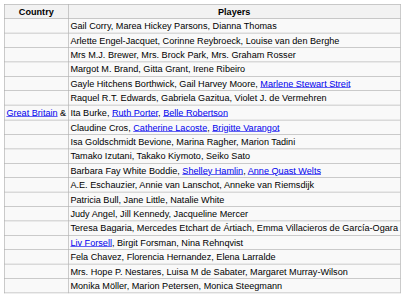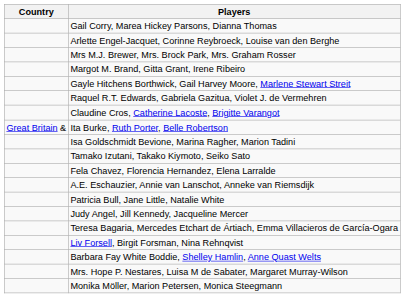rows swapped: (175, 127) <-> (149, 113)
rows swapped: (173, 257) <-> (196, 171)
